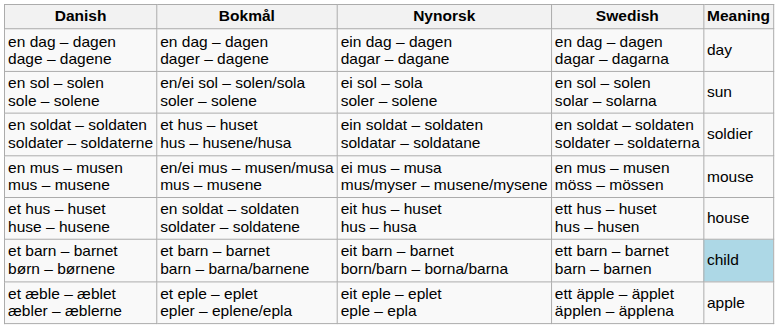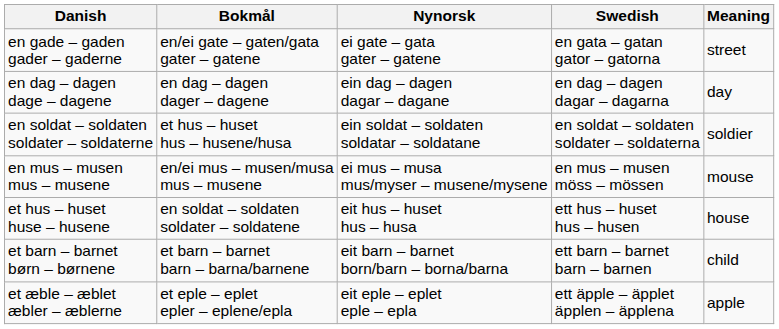+ row: (66, 50)
- row: (56, 92)
(723, 260) lightblue background -> (723, 260) no background
